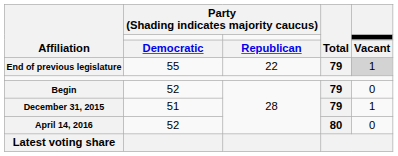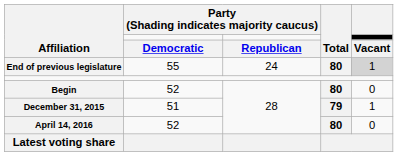(271, 66) 22 -> (271, 66) 24
(336, 66) 79 -> (336, 66) 80
(336, 89) 79 -> (336, 89) 80
